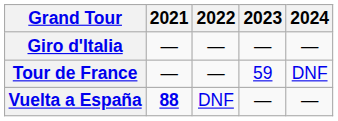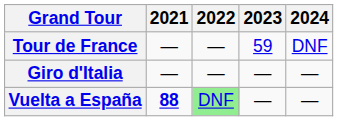rows swapped: (75, 45) <-> (75, 73)
(216, 101) no background -> (216, 101) lightgreen background
